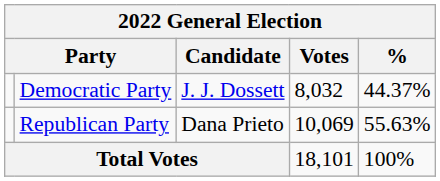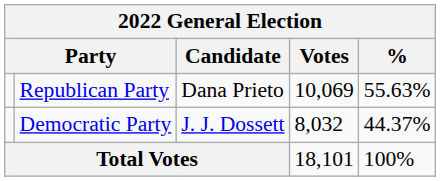rows swapped: (95, 90) <-> (94, 124)
